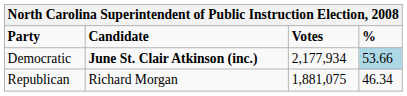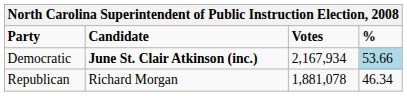(319, 58) 2,177,934 -> (319, 58) 2,167,934
(319, 79) 1,881,075 -> (319, 79) 1,881,078
